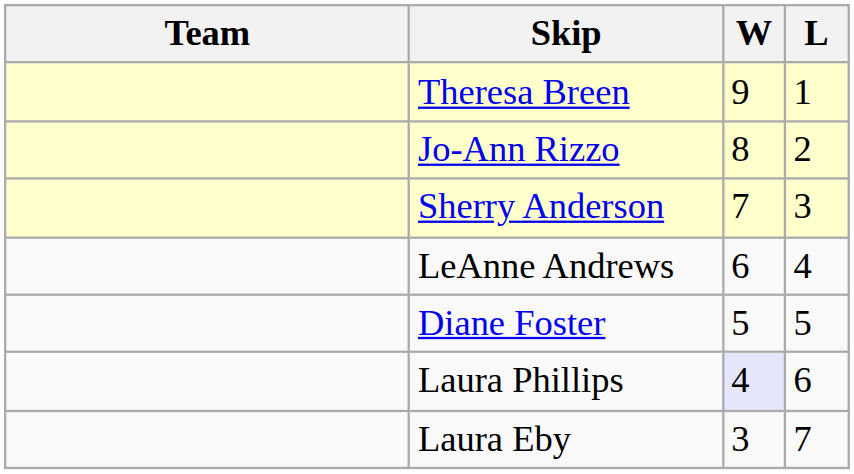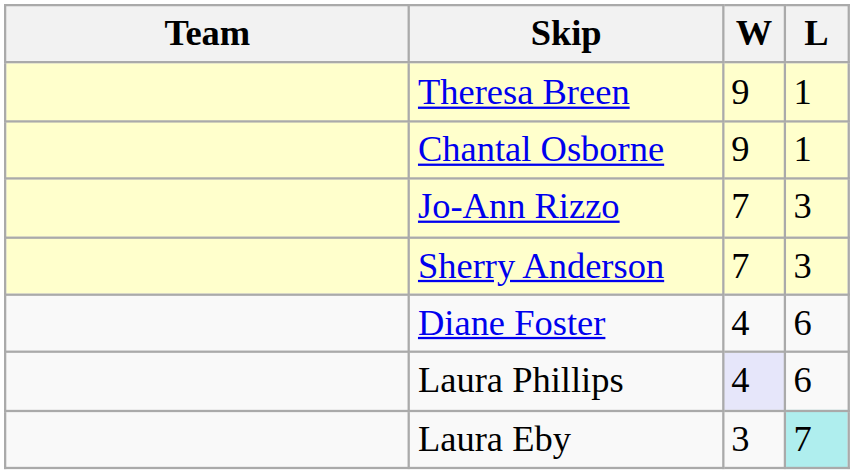+ row: (541, 149)
(740, 149) 8 -> (740, 206) 7
(803, 149) 2 -> (803, 206) 3
- row: (546, 264)
(740, 322) 5 -> (740, 322) 4
(803, 322) 5 -> (803, 322) 6
(803, 438) no background -> (803, 438) paleturquoise background
